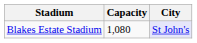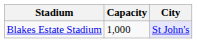(119, 29) 1,080 -> (119, 29) 1,000
